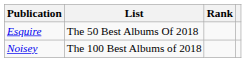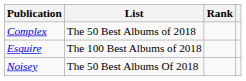+ row: (27, 31)
(133, 31) The 50 Best Albums Of 2018 -> (134, 48) The 100 Best Albums of 2018
(134, 48) The 100 Best Albums of 2018 -> (133, 66) The 50 Best Albums Of 2018
